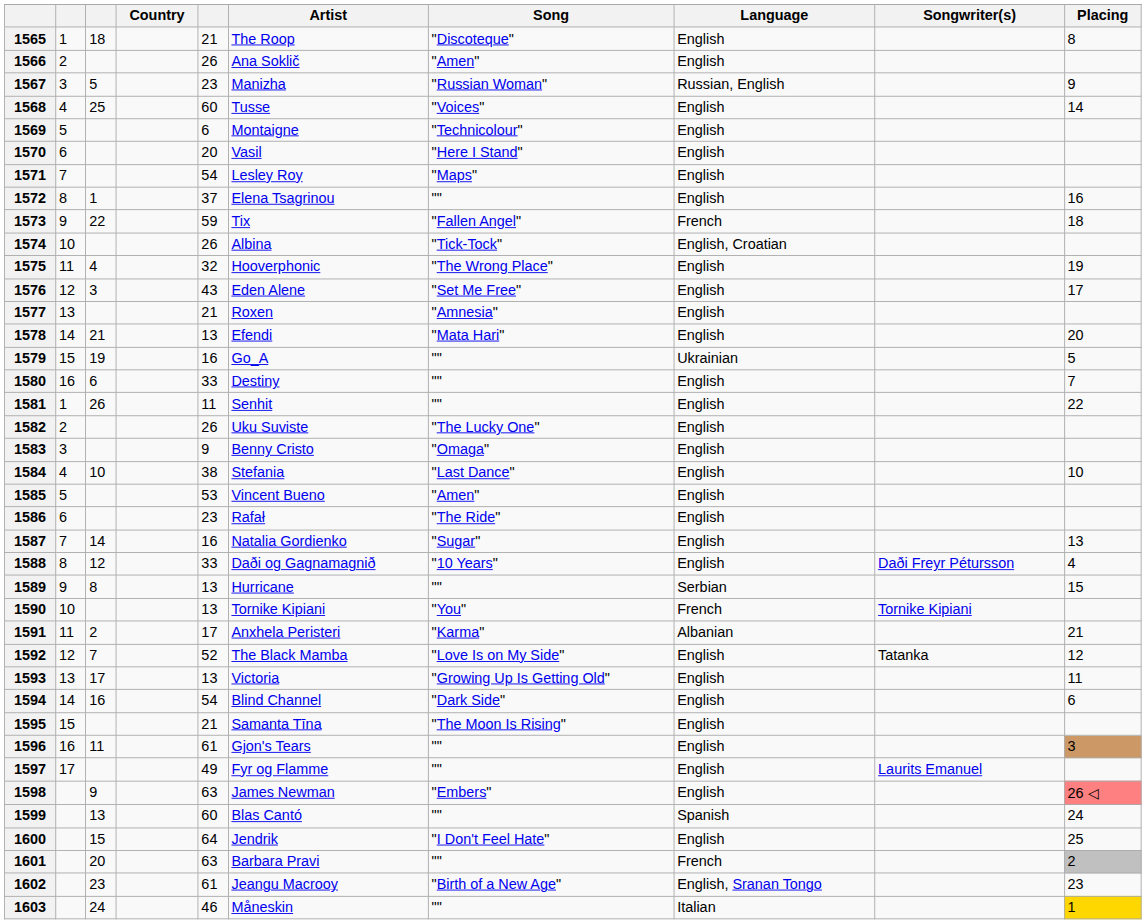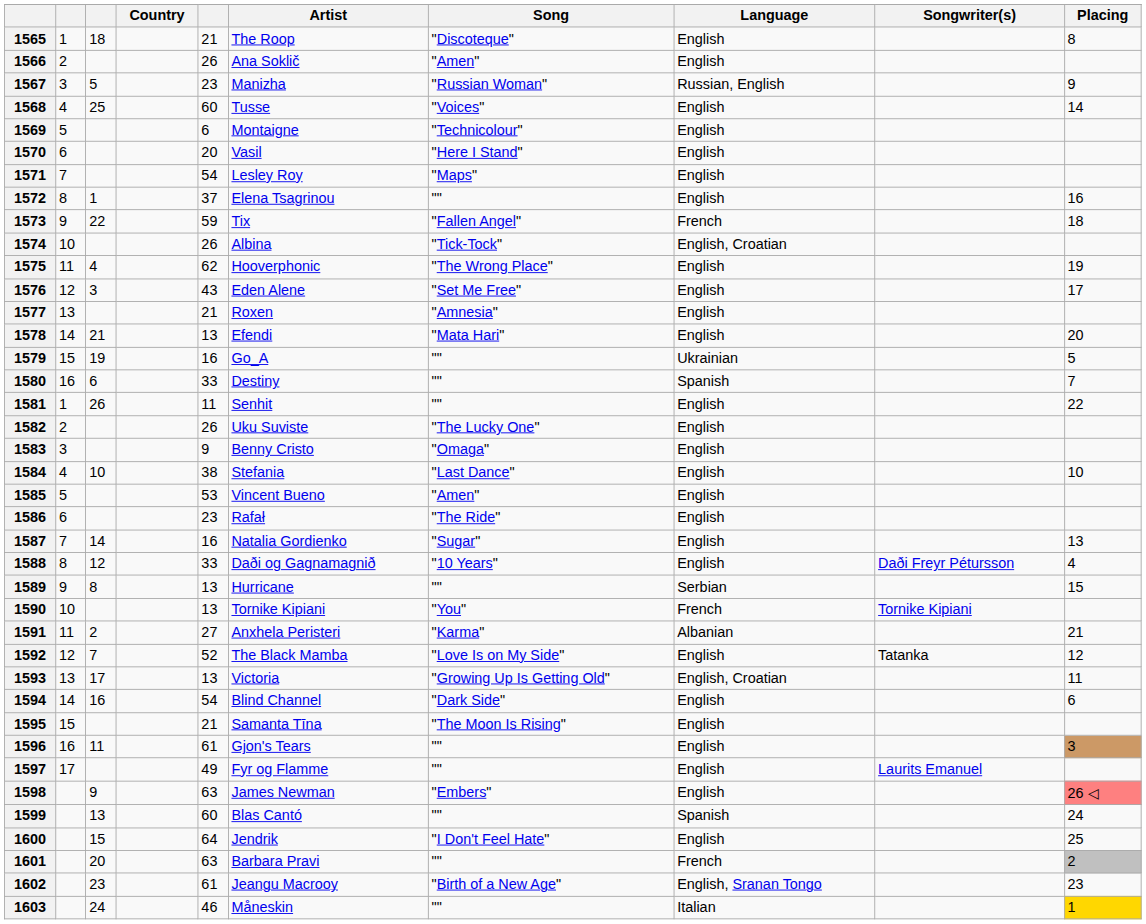(209, 267) 32 -> (209, 267) 62
(701, 381) English -> (703, 381) Spanish
(209, 632) 17 -> (209, 632) 27
(701, 678) English -> (732, 678) English, Croatian
